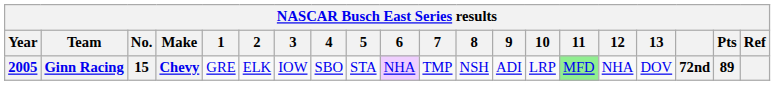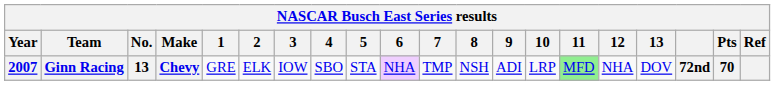(23, 67) 2005 -> (23, 67) 2007
(142, 67) 15 -> (142, 67) 13
(727, 67) 89 -> (727, 67) 70
